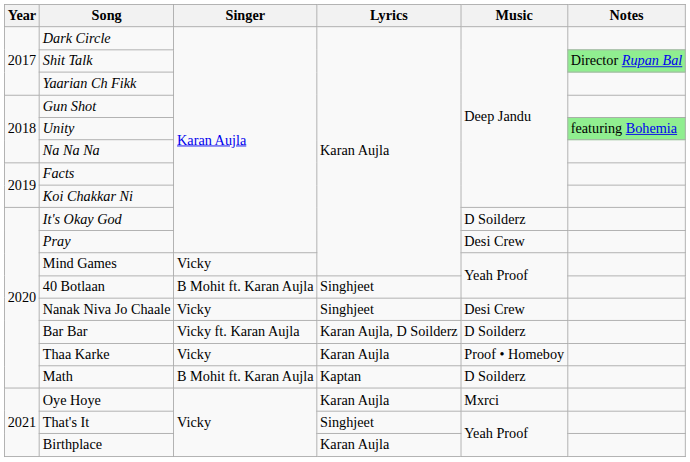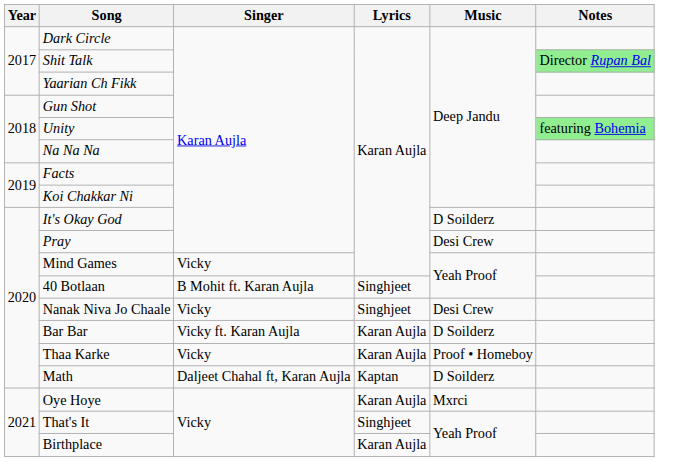(389, 331) Karan Aujla, D Soilderz -> (392, 331) Karan Aujla
(245, 377) B Mohit ft. Karan Aujla -> (264, 377) Daljeet Chahal ft, Karan Aujla
